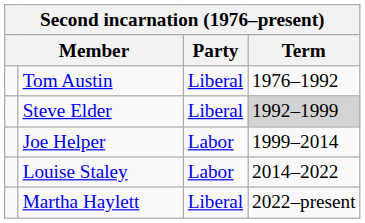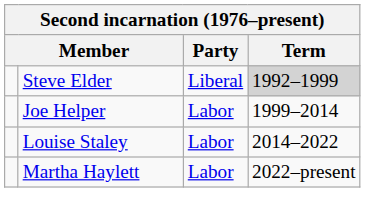- row: (68, 80)
(215, 202) Liberal -> (211, 171) Labor
